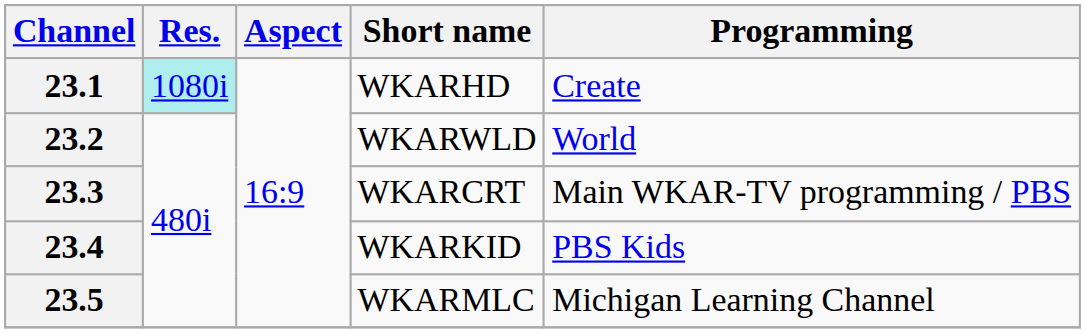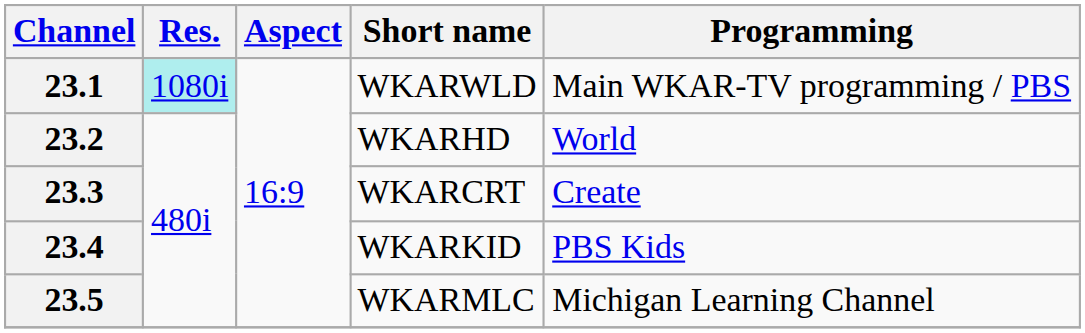(434, 85) WKARHD -> (447, 85) WKARWLD
(596, 85) Create -> (812, 85) Main WKAR-TV programming / PBS
(447, 138) WKARWLD -> (434, 138) WKARHD
(812, 192) Main WKAR-TV programming / PBS -> (596, 192) Create
